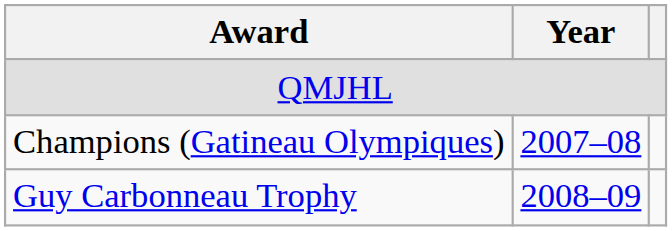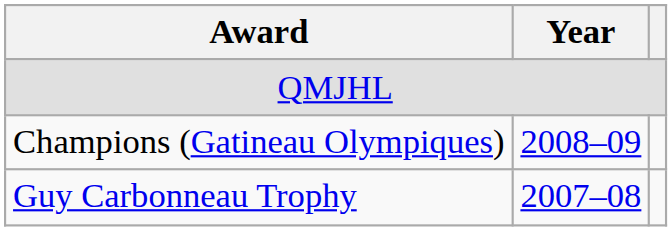(581, 141) 2007–08 -> (581, 141) 2008–09
(581, 196) 2008–09 -> (581, 196) 2007–08
